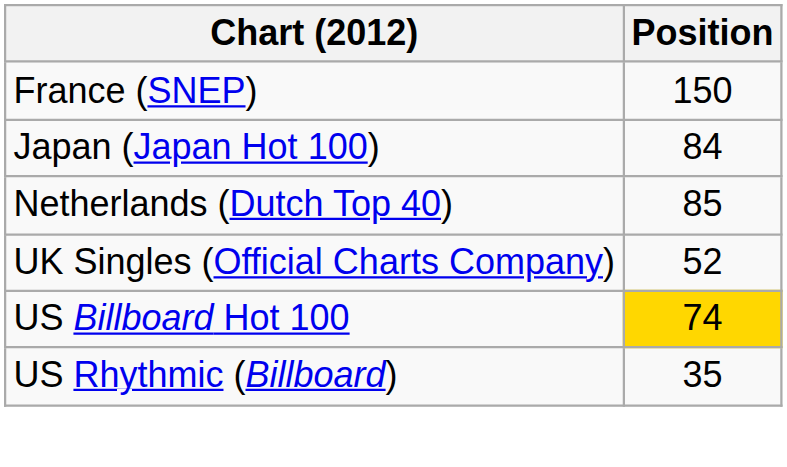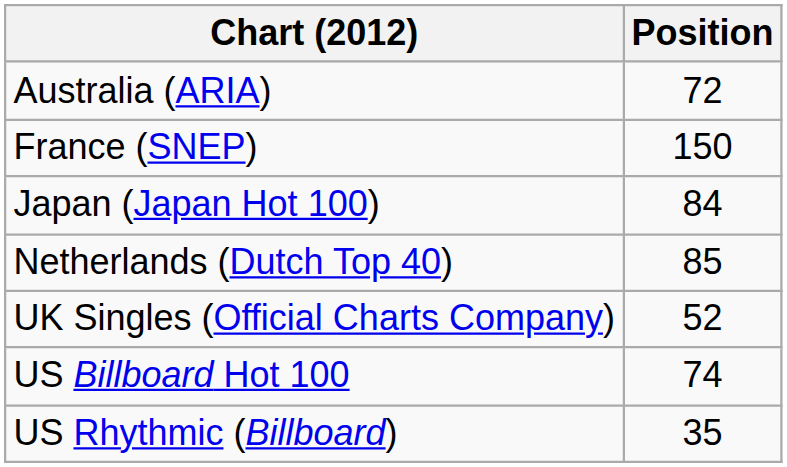+ row: (142, 90)
(703, 318) gold background -> (703, 375) no background
